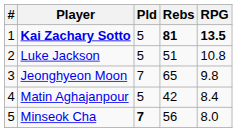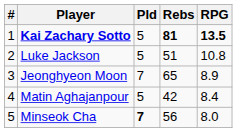(210, 76) 9.8 -> (210, 76) 8.9
